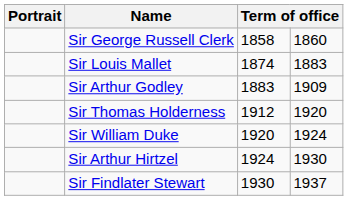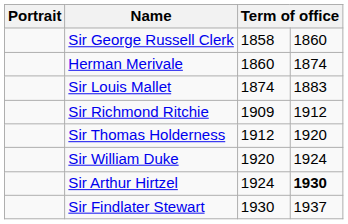+ row: (126, 64)
- row: (126, 87)
+ row: (139, 111)
(310, 159) normal -> (310, 183) bold
